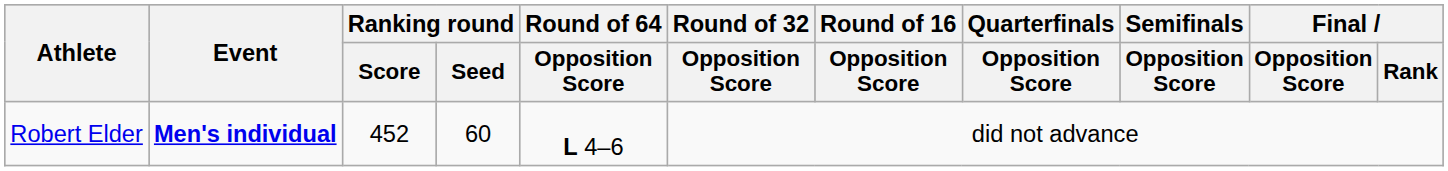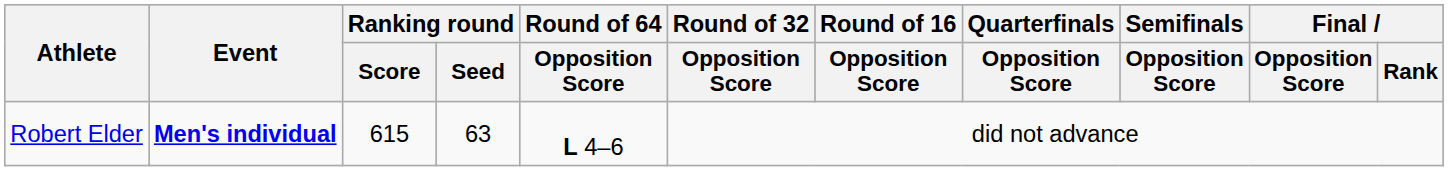(389, 134) 452 -> (389, 134) 615
(478, 134) 60 -> (478, 134) 63
